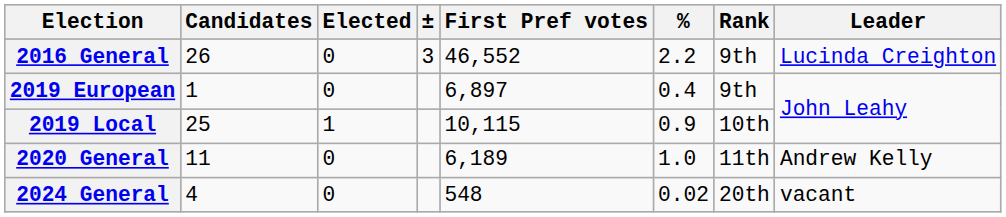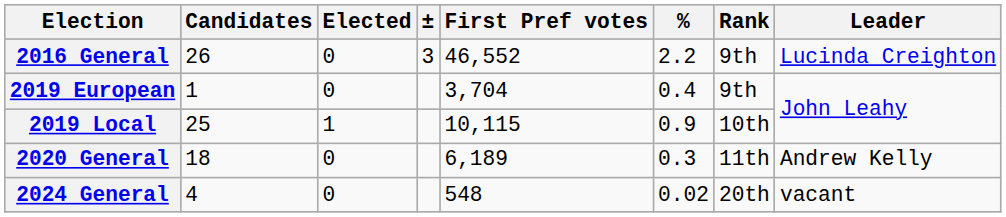(476, 91) 6,897 -> (476, 91) 3,704
(198, 160) 11 -> (198, 160) 18
(677, 160) 1.0 -> (677, 160) 0.3
